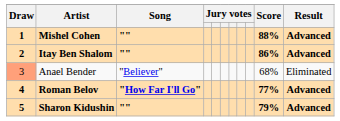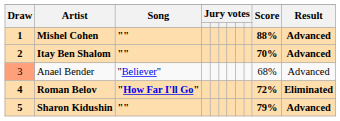(269, 54) 86% -> (267, 54) 70%
(309, 72) Eliminated -> (309, 72) Advanced
(269, 90) 77% -> (267, 90) 72%
(309, 90) Advanced -> (309, 90) Eliminated
